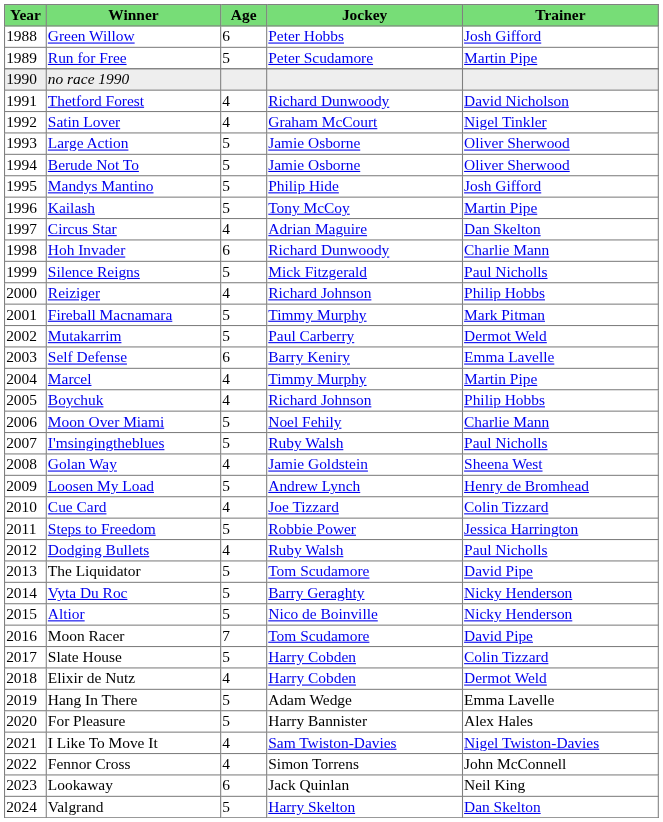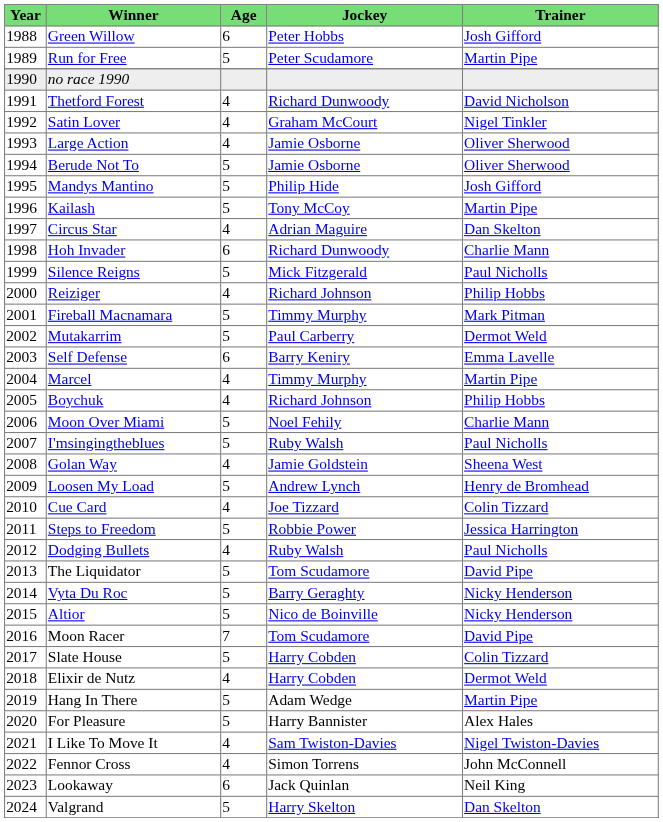(226, 143) 5 -> (226, 143) 4
(509, 700) Emma Lavelle -> (501, 700) Martin Pipe
